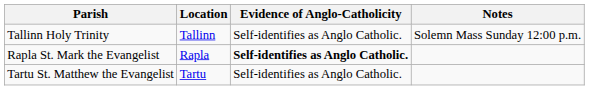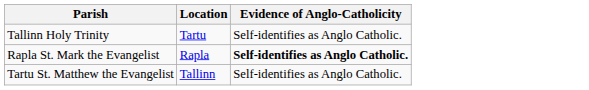- column: (498, 14)
(198, 34) Tallinn -> (193, 34) Tartu
(193, 74) Tartu -> (198, 74) Tallinn
